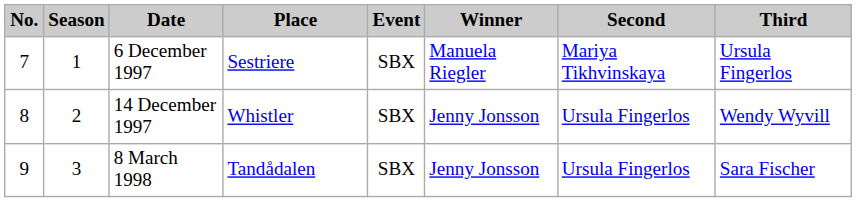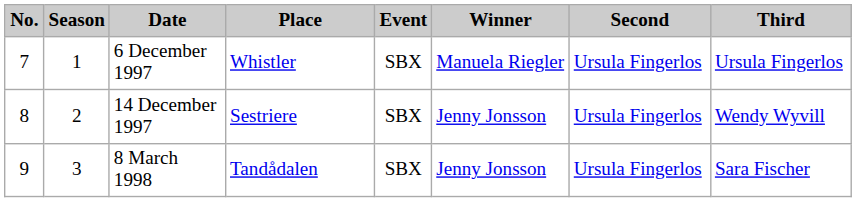(261, 62) Sestriere -> (263, 62) Whistler
(613, 62) Mariya Tikhvinskaya -> (638, 62) Ursula Fingerlos
(260, 115) Whistler -> (263, 115) Sestriere
